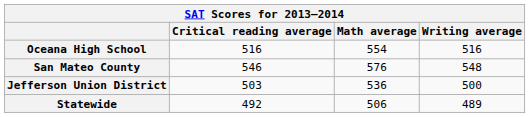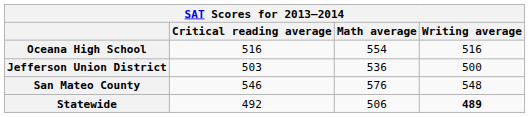rows swapped: (87, 85) <-> (87, 67)
(472, 103) normal -> (472, 103) bold
